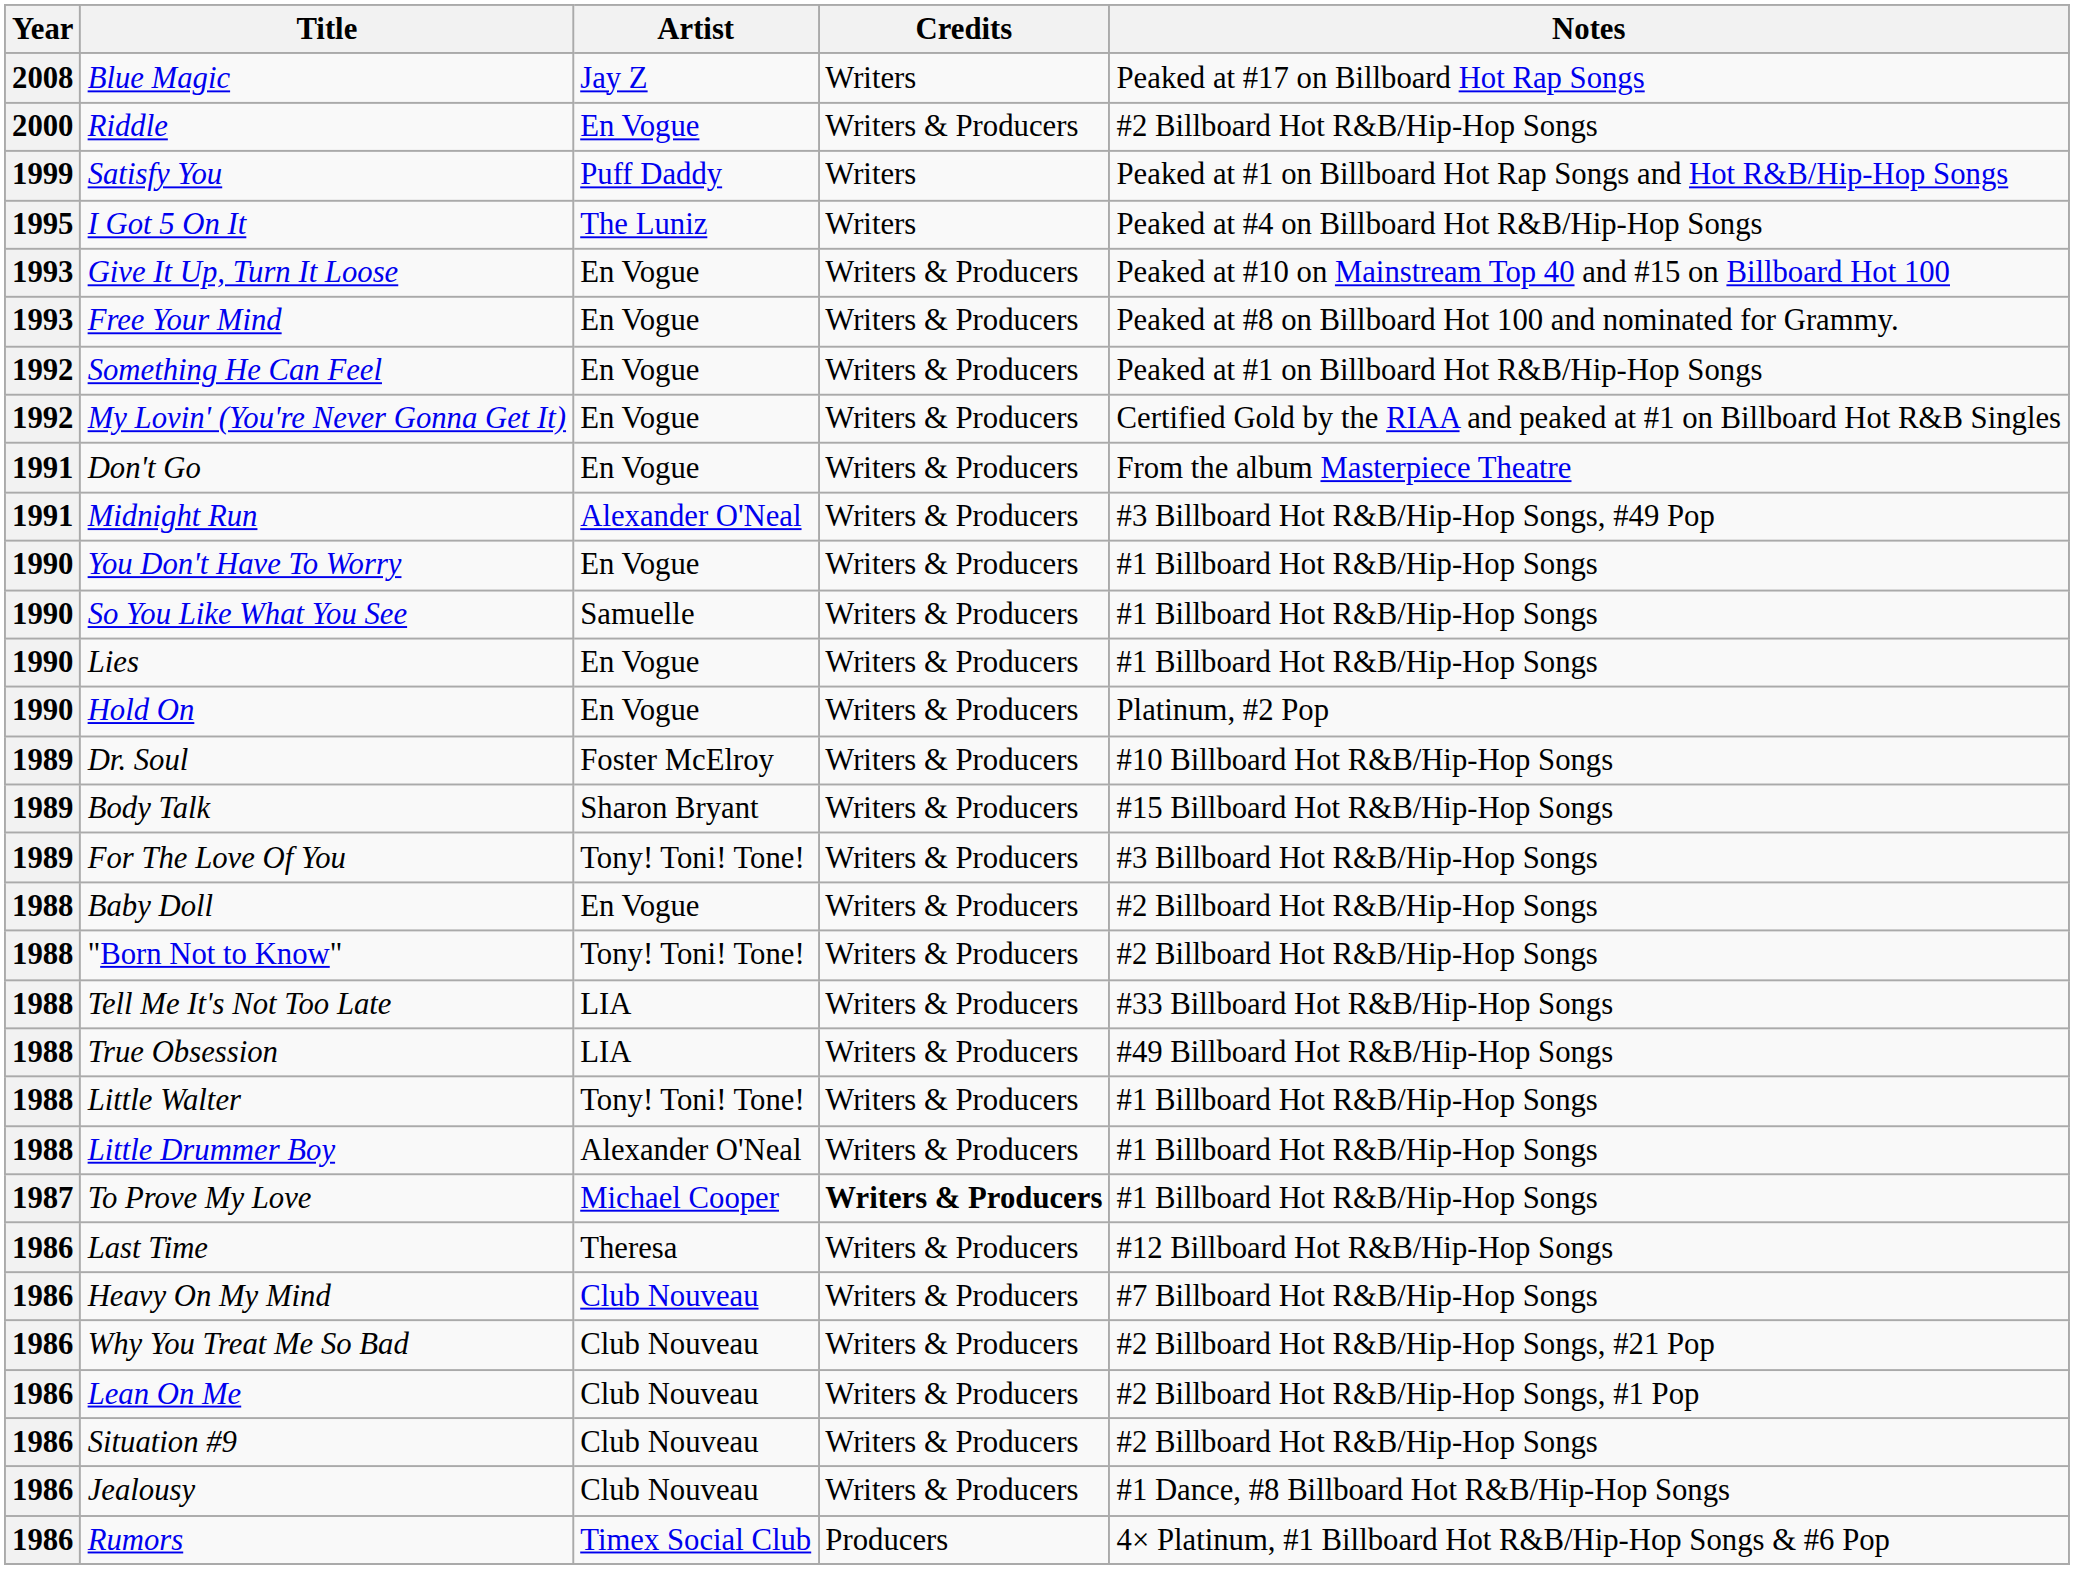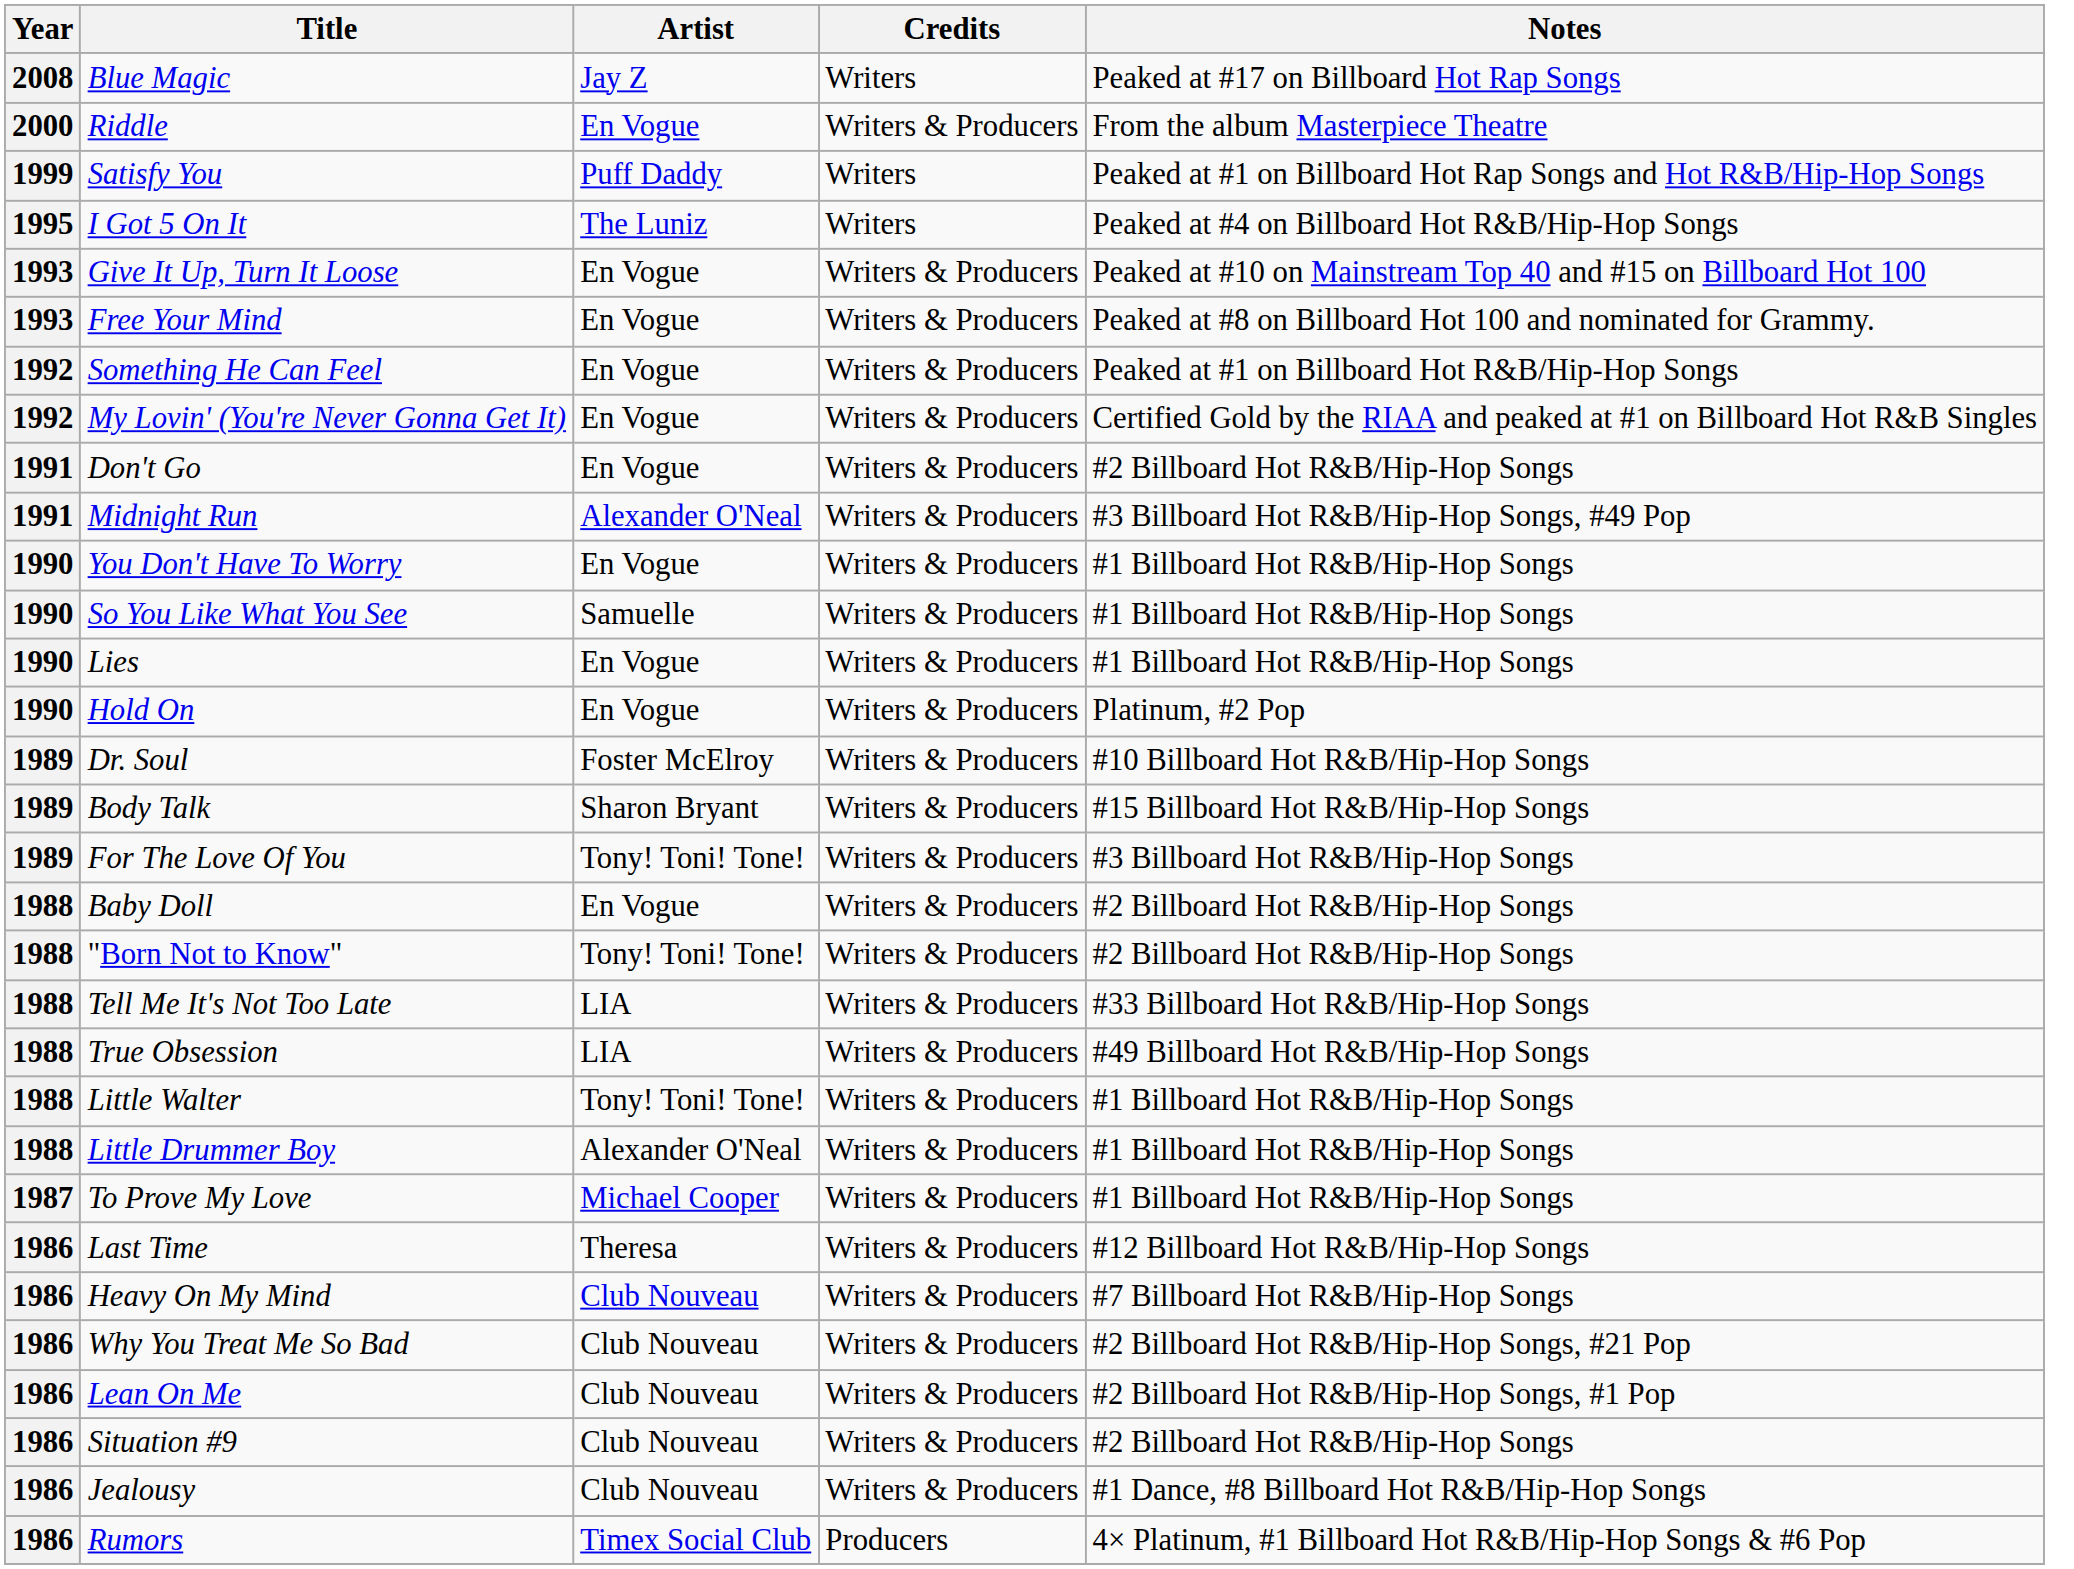(1357, 126) #2 Billboard Hot R&B/Hip-Hop Songs -> (1320, 126) From the album Masterpiece Theatre
(1344, 467) From the album Masterpiece Theatre -> (1333, 467) #2 Billboard Hot R&B/Hip-Hop Songs
(964, 1198) bold -> (952, 1198) normal
